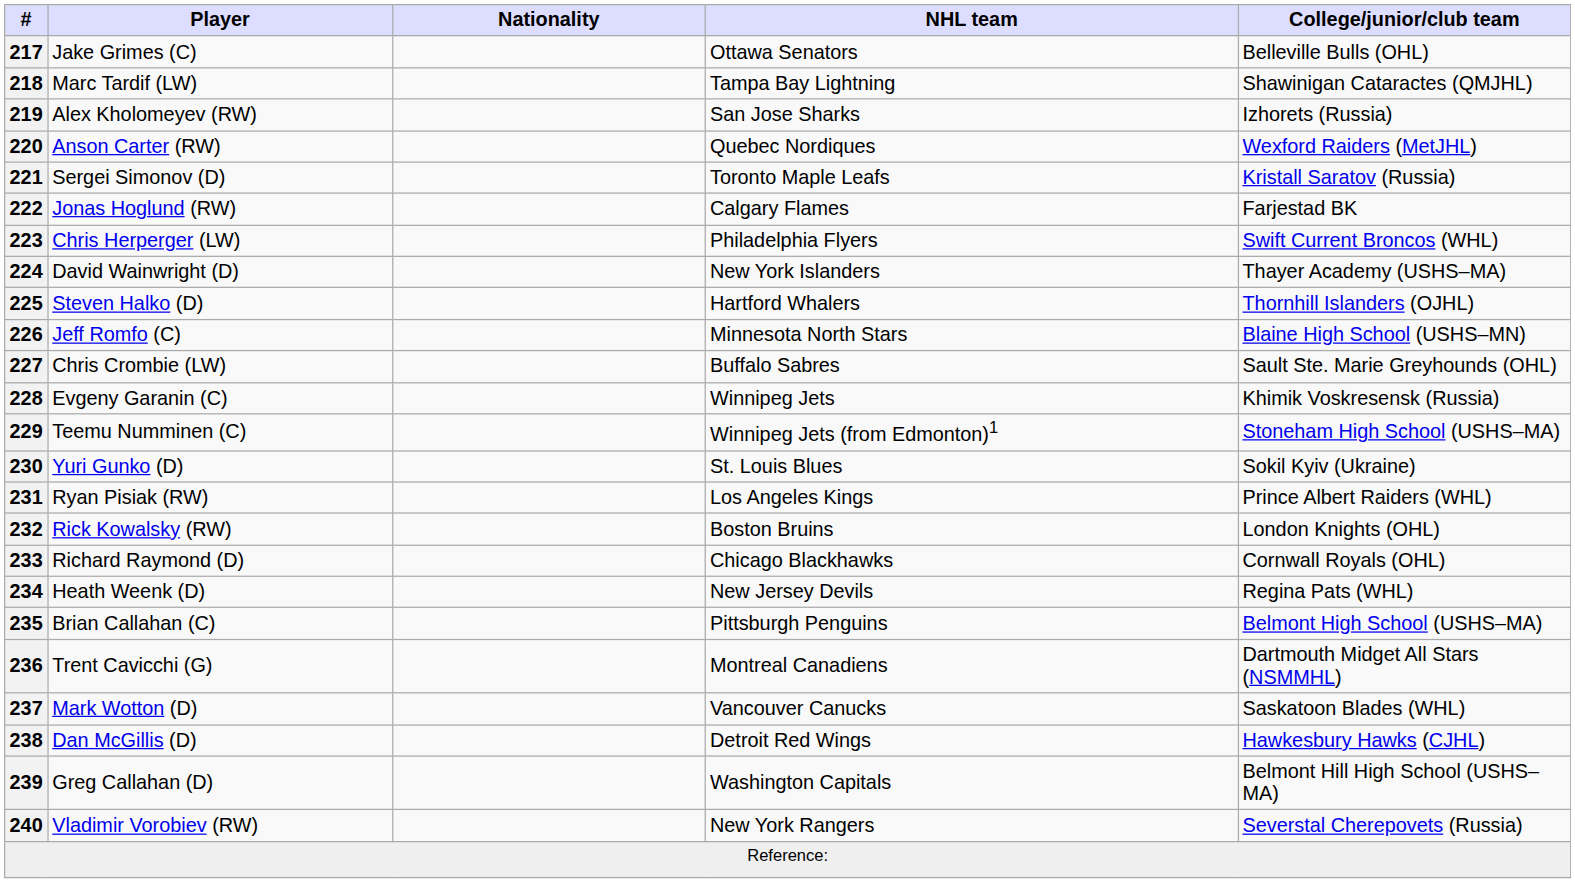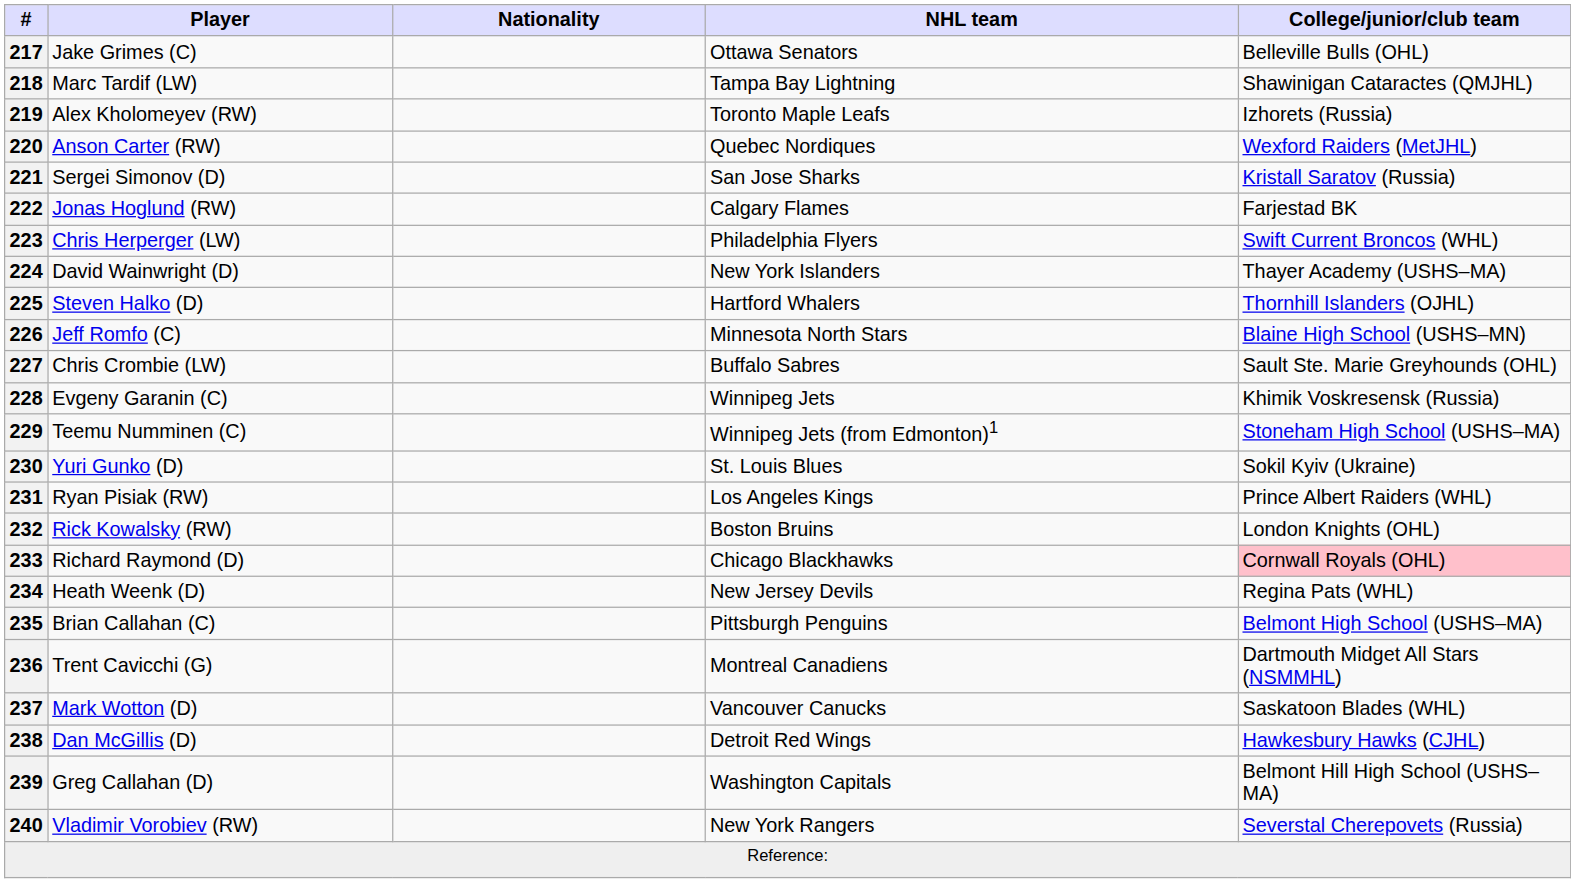(785, 114) San Jose Sharks -> (800, 114) Toronto Maple Leafs
(800, 177) Toronto Maple Leafs -> (785, 177) San Jose Sharks
(1344, 560) no background -> (1344, 560) pink background
